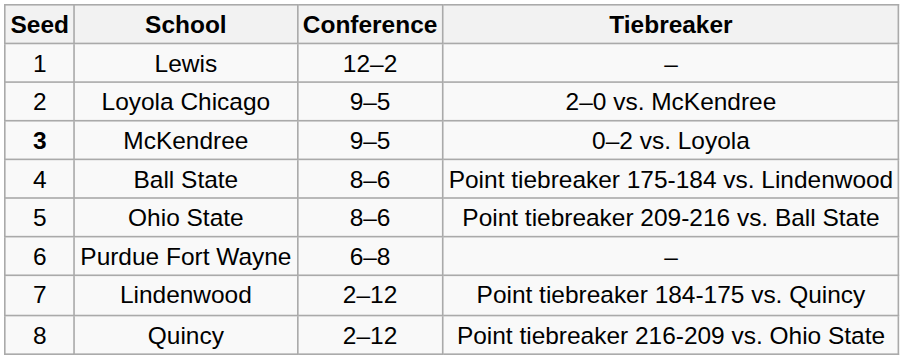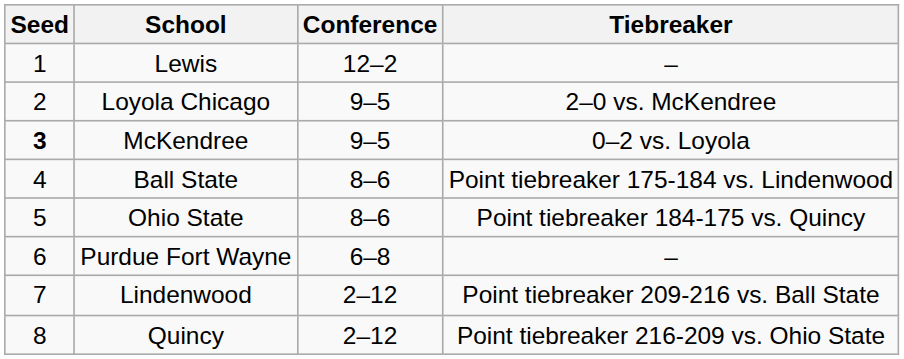(671, 218) Point tiebreaker 209-216 vs. Ball State -> (671, 218) Point tiebreaker 184-175 vs. Quincy
(671, 296) Point tiebreaker 184-175 vs. Quincy -> (671, 296) Point tiebreaker 209-216 vs. Ball State
